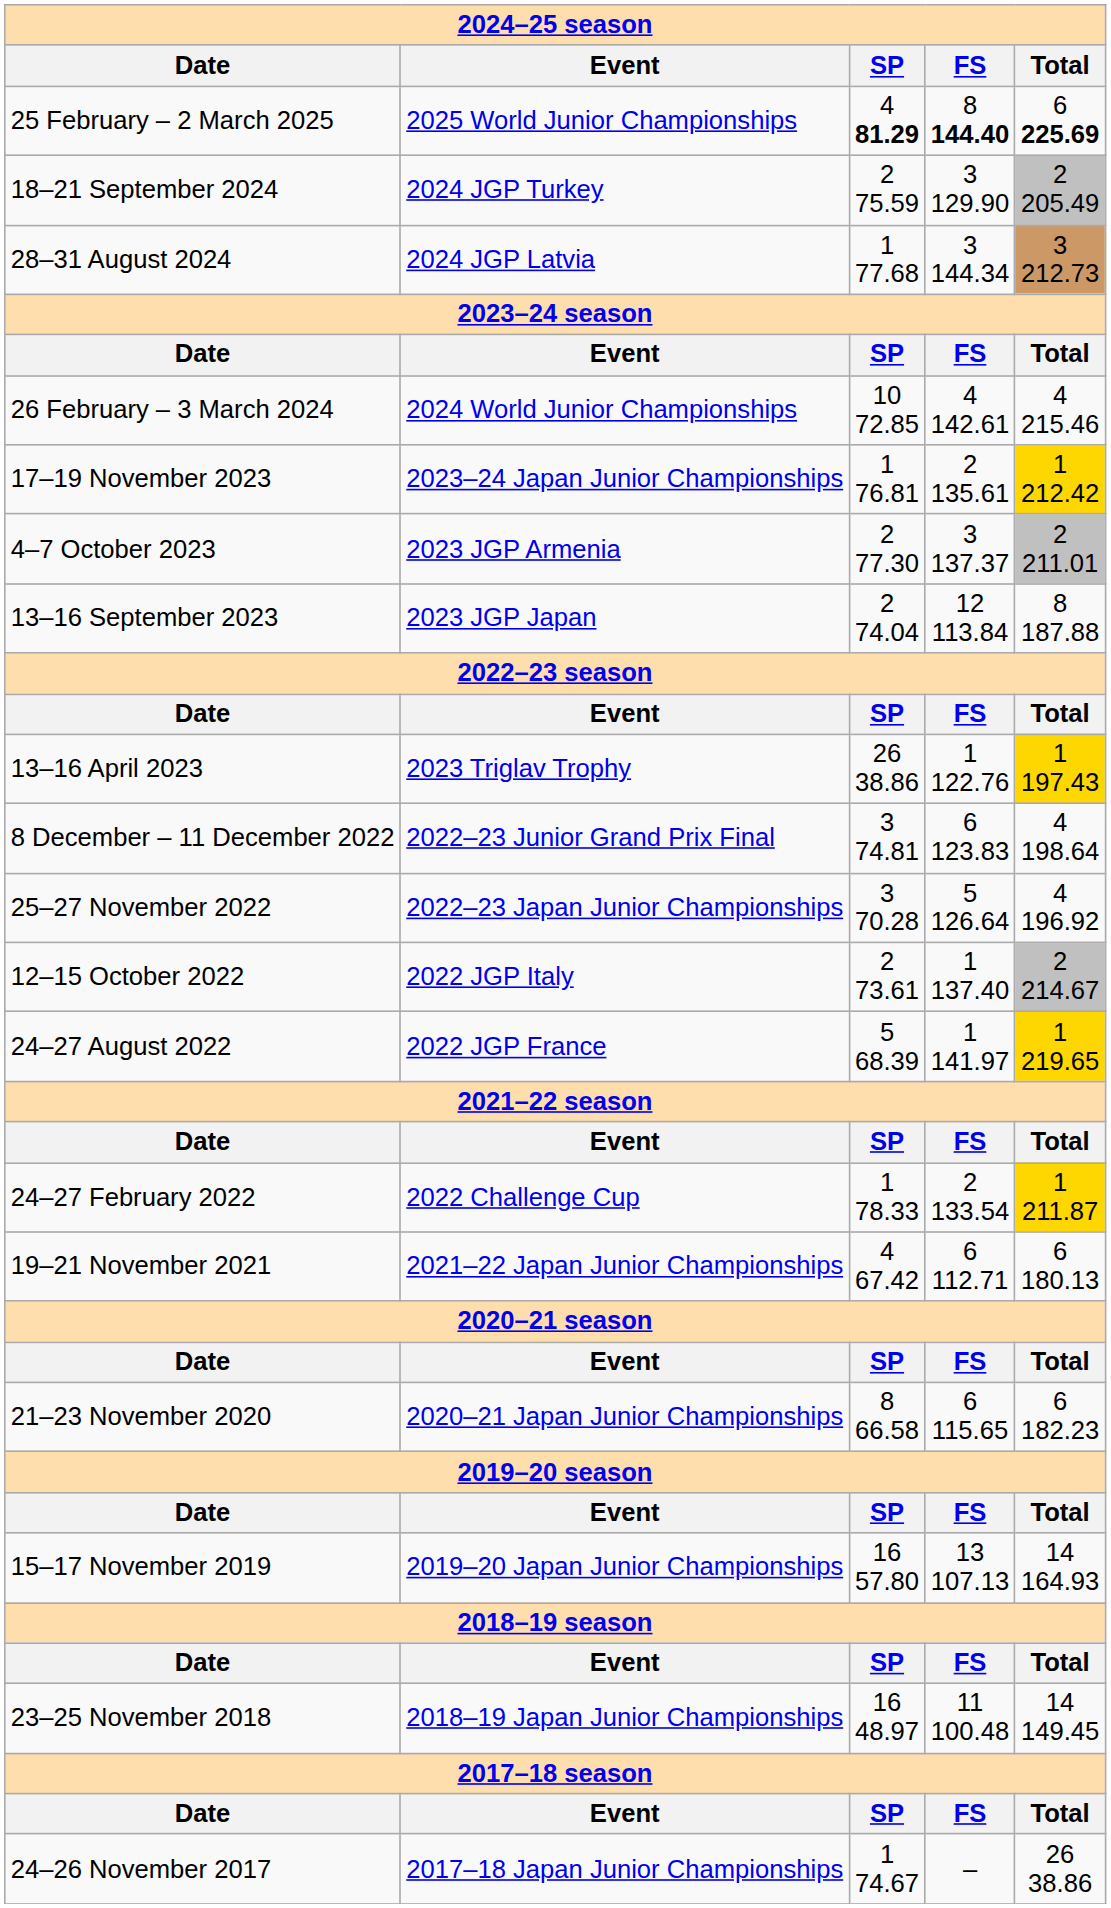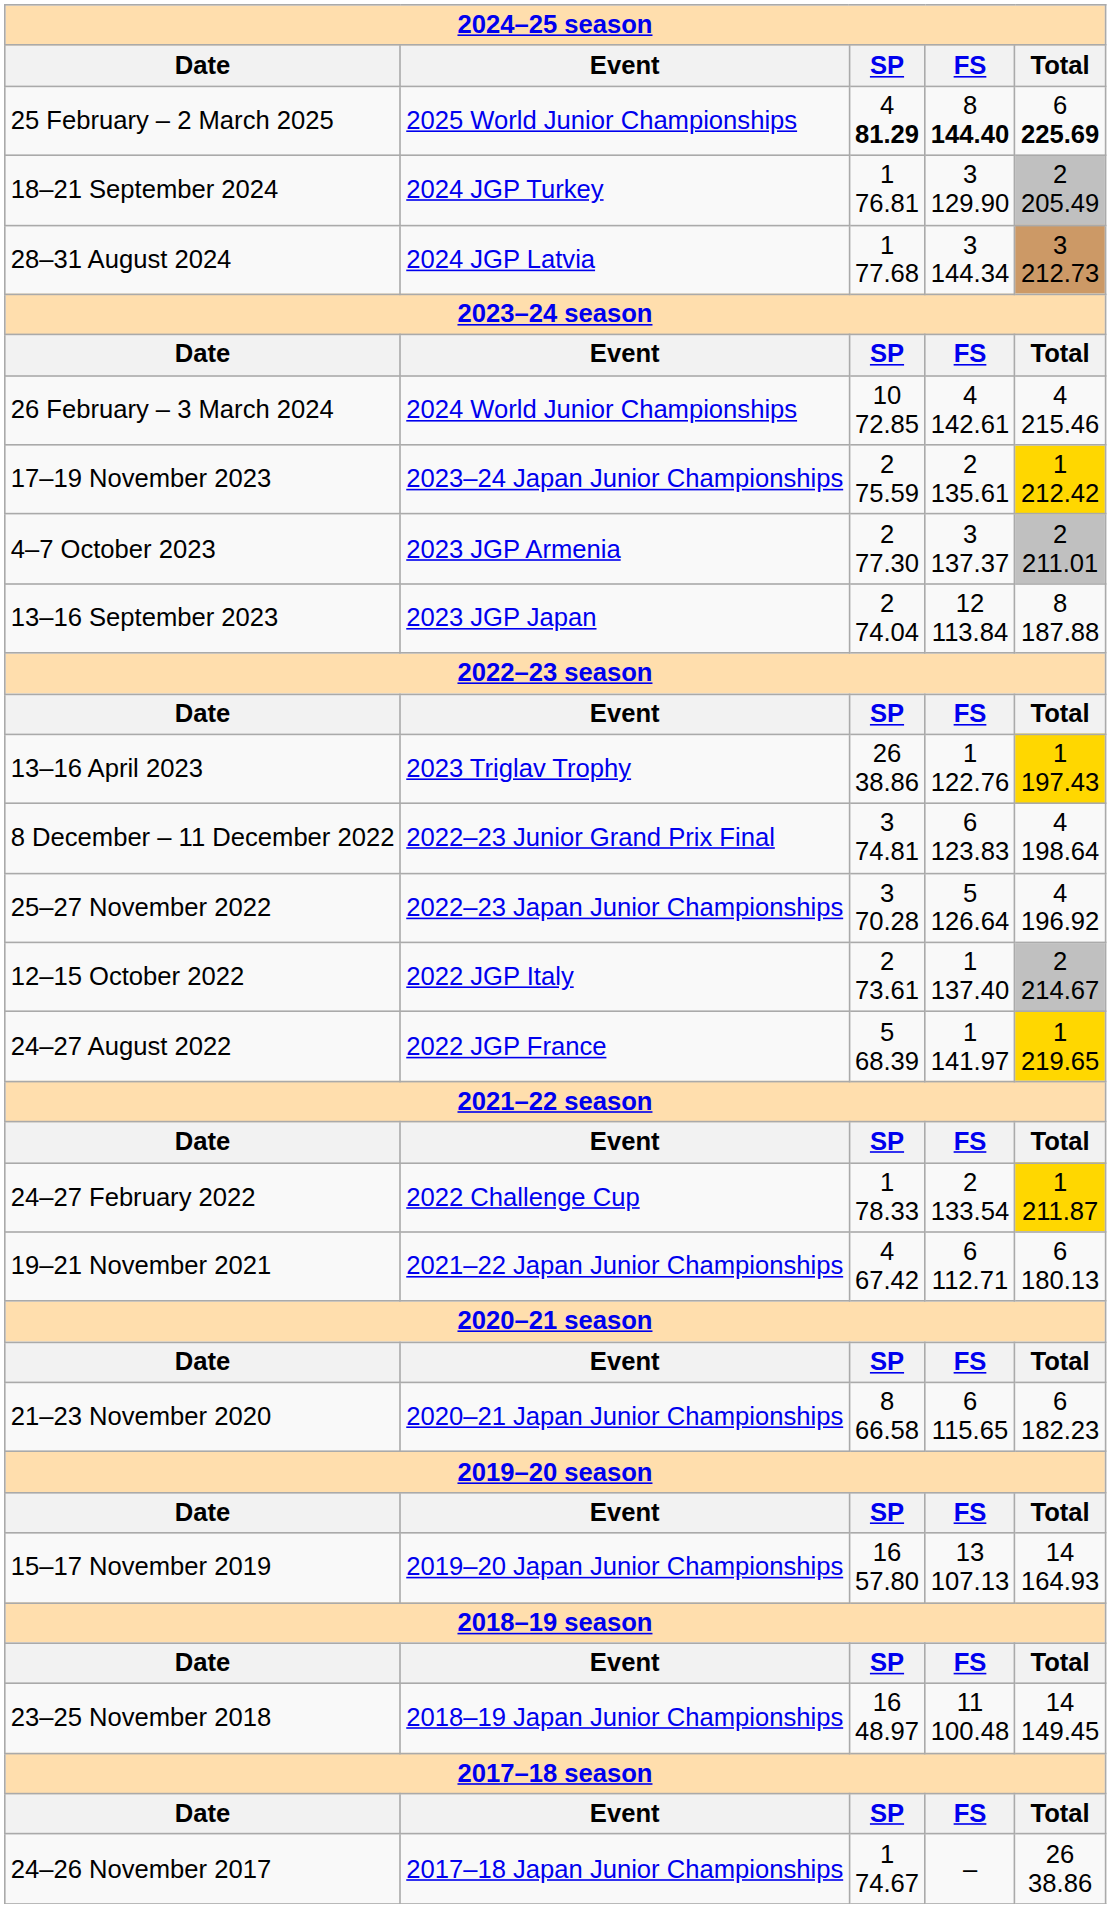(887, 189) 2 75.59 -> (887, 189) 1 76.81
(887, 479) 1 76.81 -> (887, 479) 2 75.59
